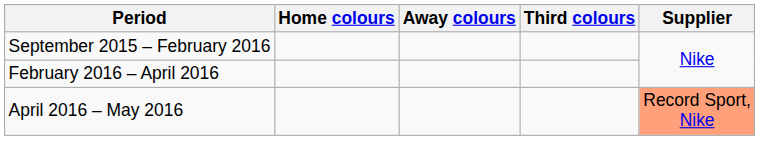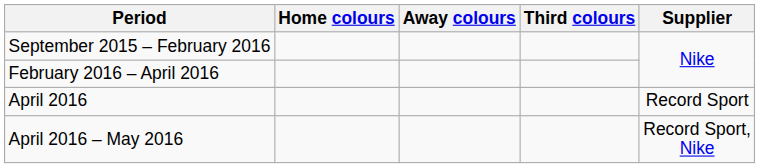+ row: (48, 101)
(697, 111) lightsalmon background -> (697, 138) no background
